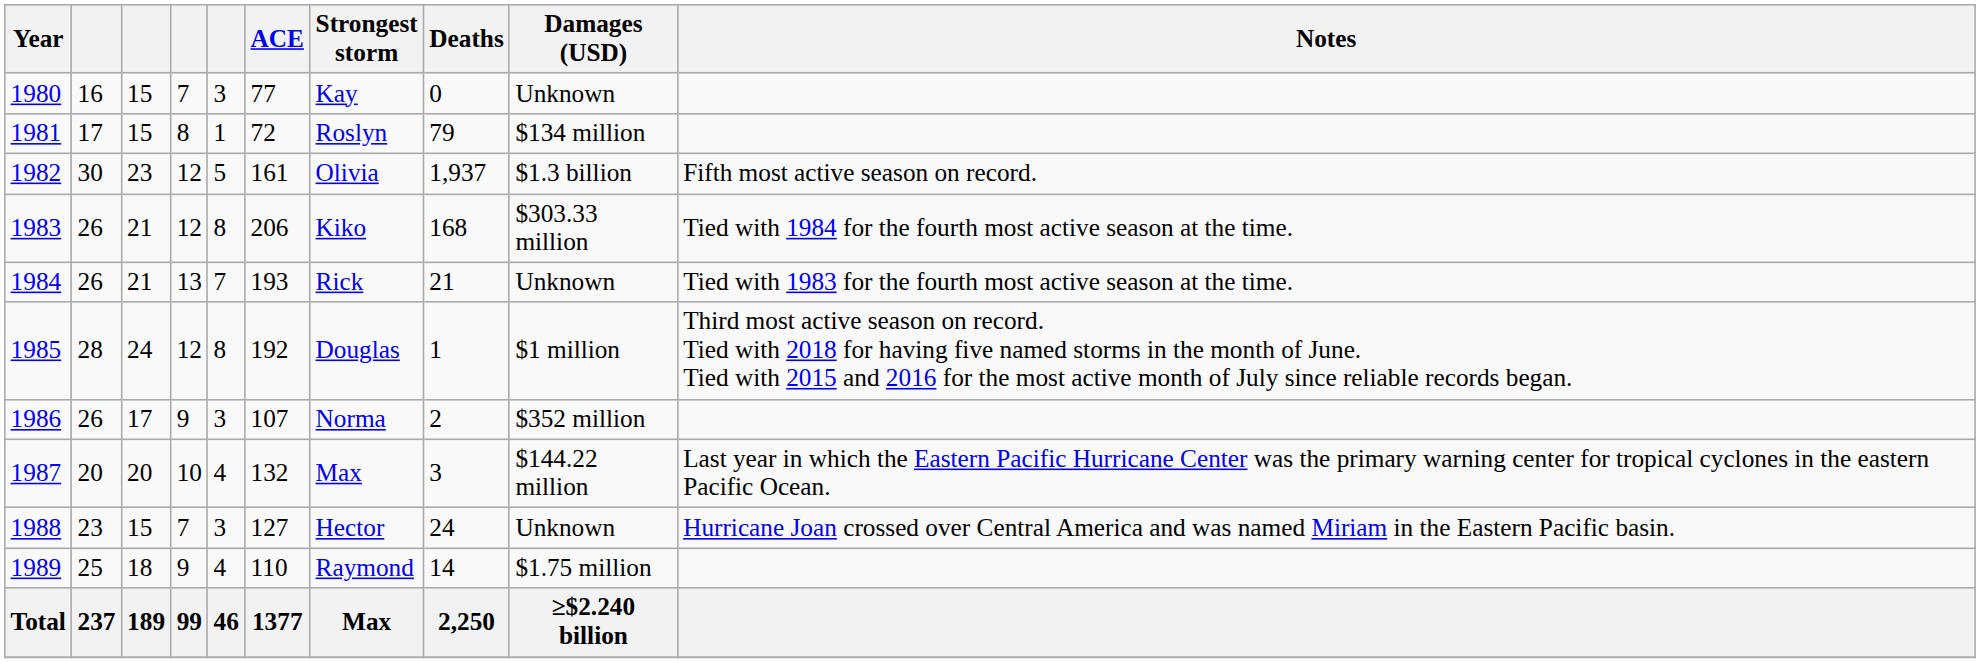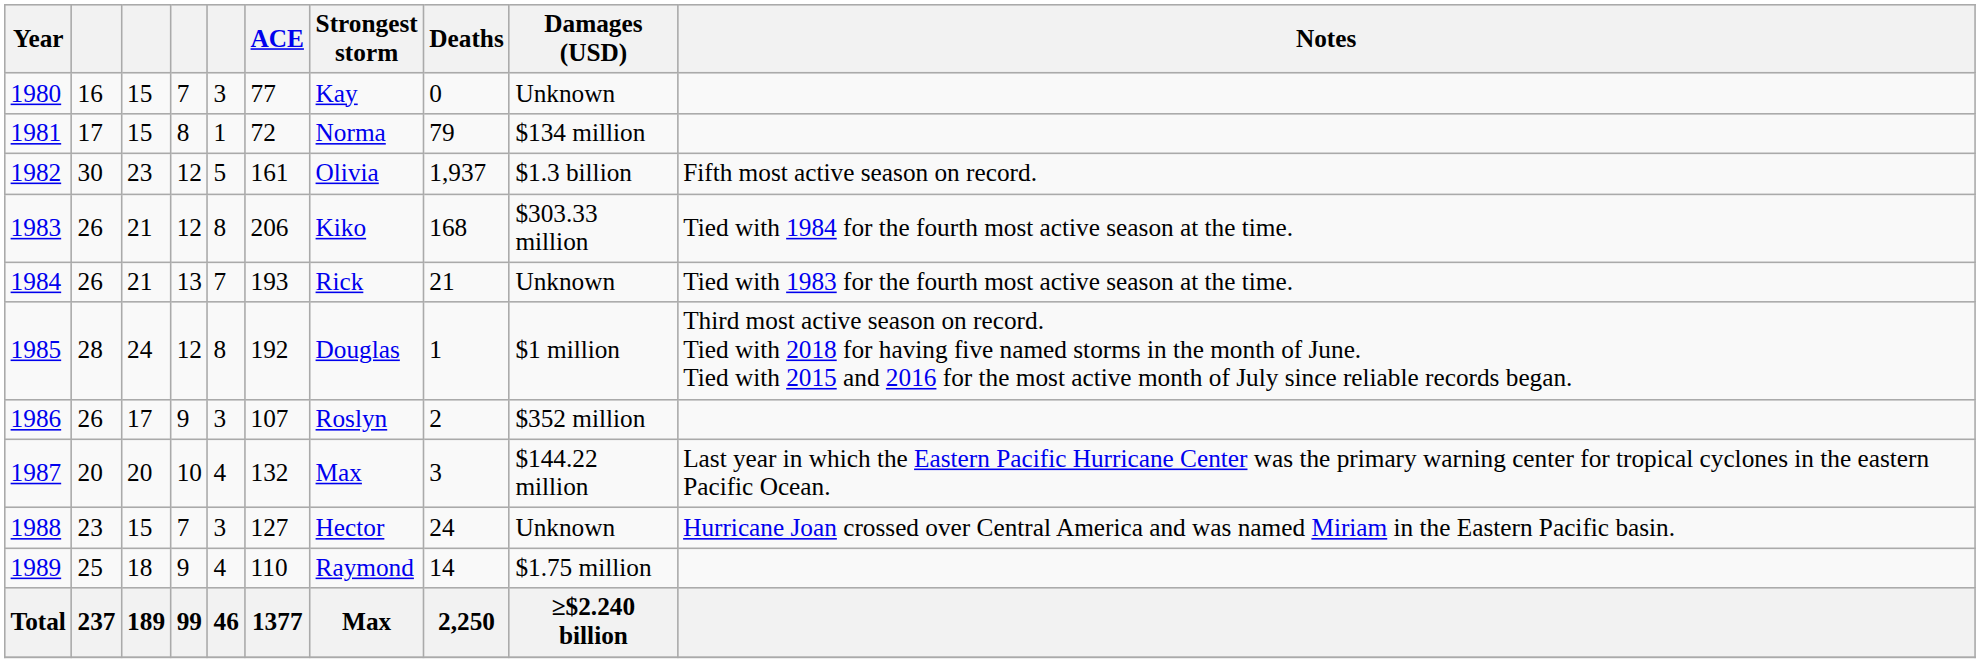(351, 133) Roslyn -> (351, 133) Norma
(351, 418) Norma -> (351, 418) Roslyn
